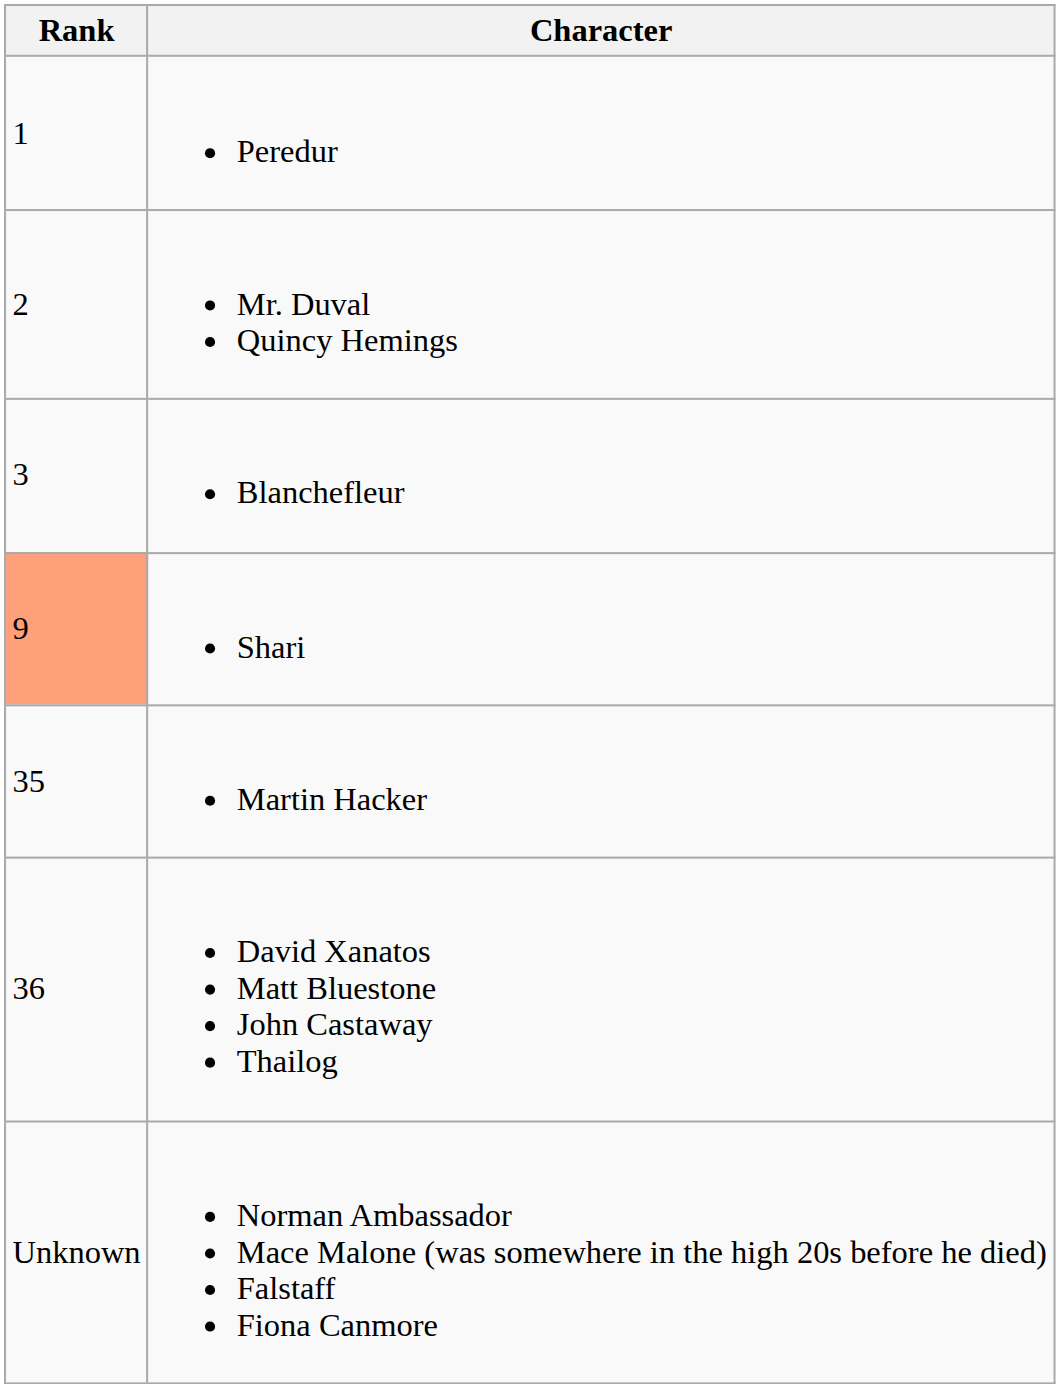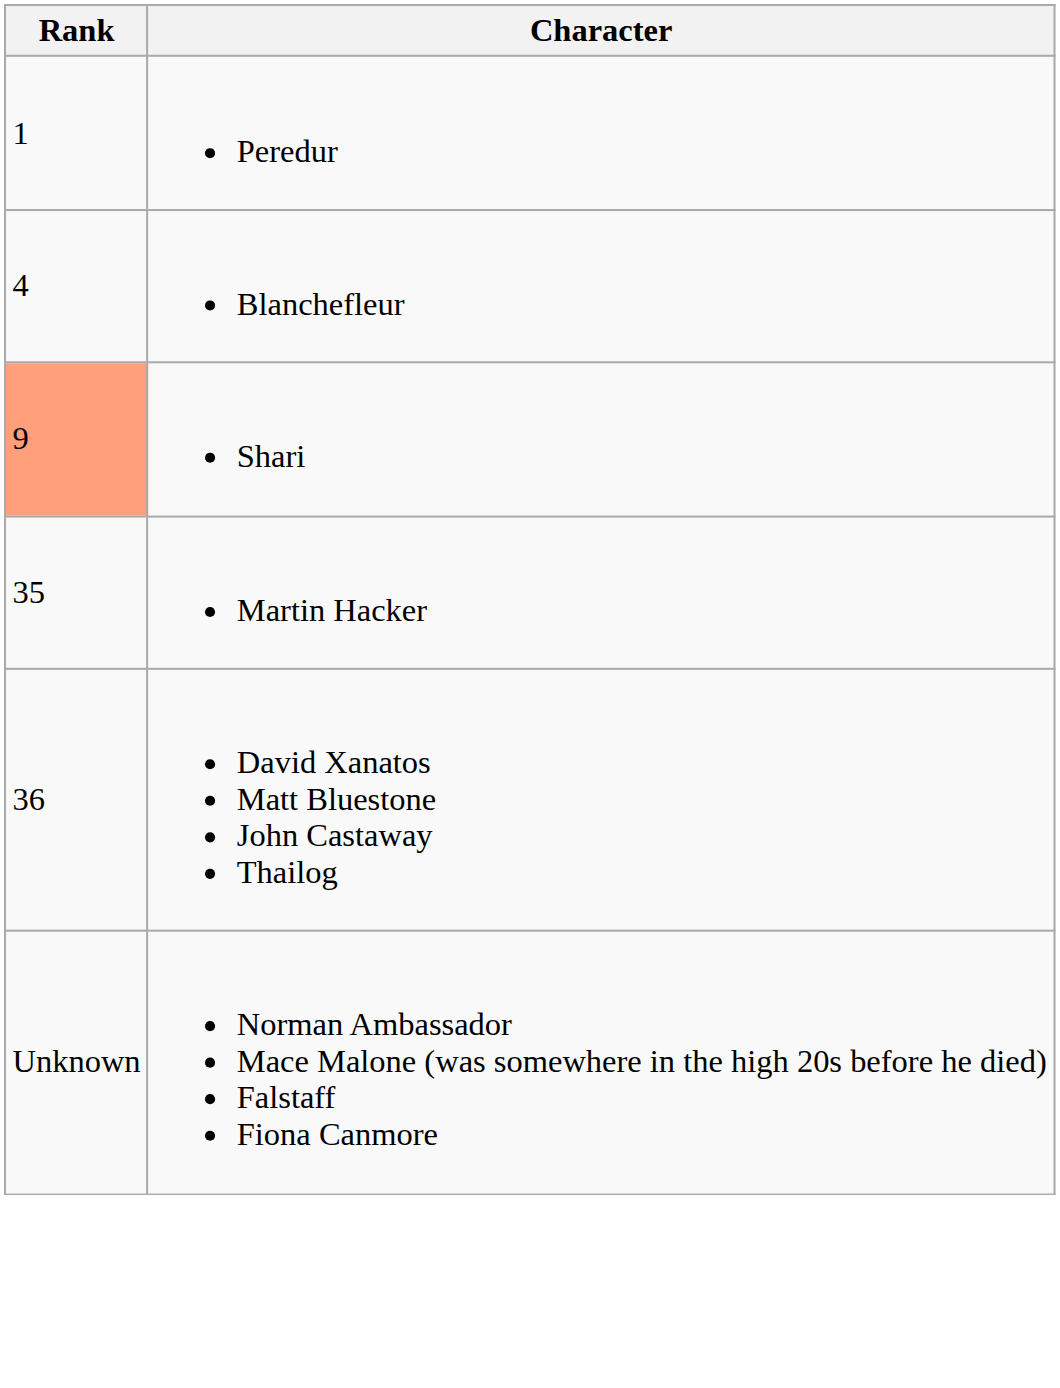- row: (601, 323)
(21, 475) 3 -> (21, 285) 4
